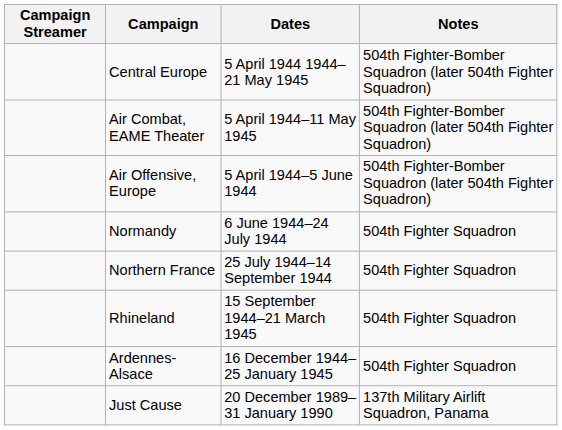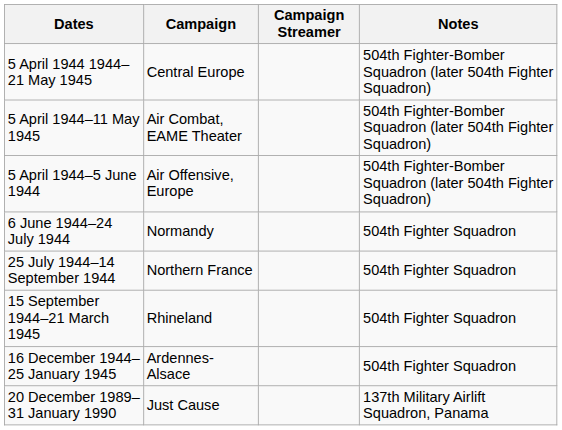columns swapped: (55, 24) <-> (290, 24)
